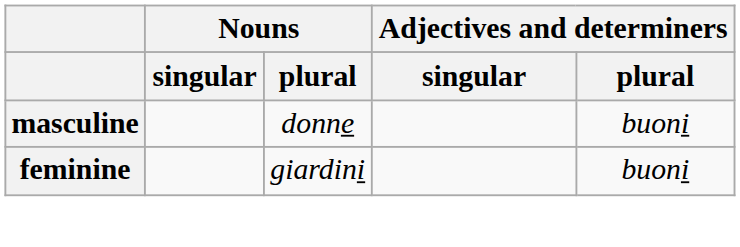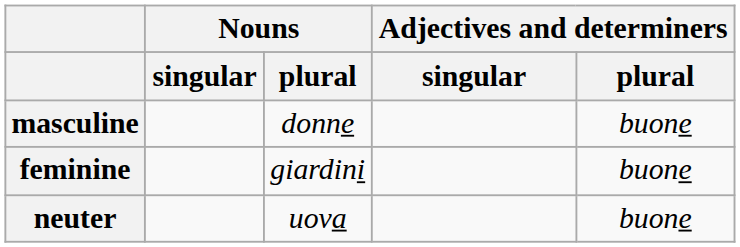(655, 123) buoni -> (655, 123) buone
(655, 170) buoni -> (655, 170) buone
+ row: (75, 217)
